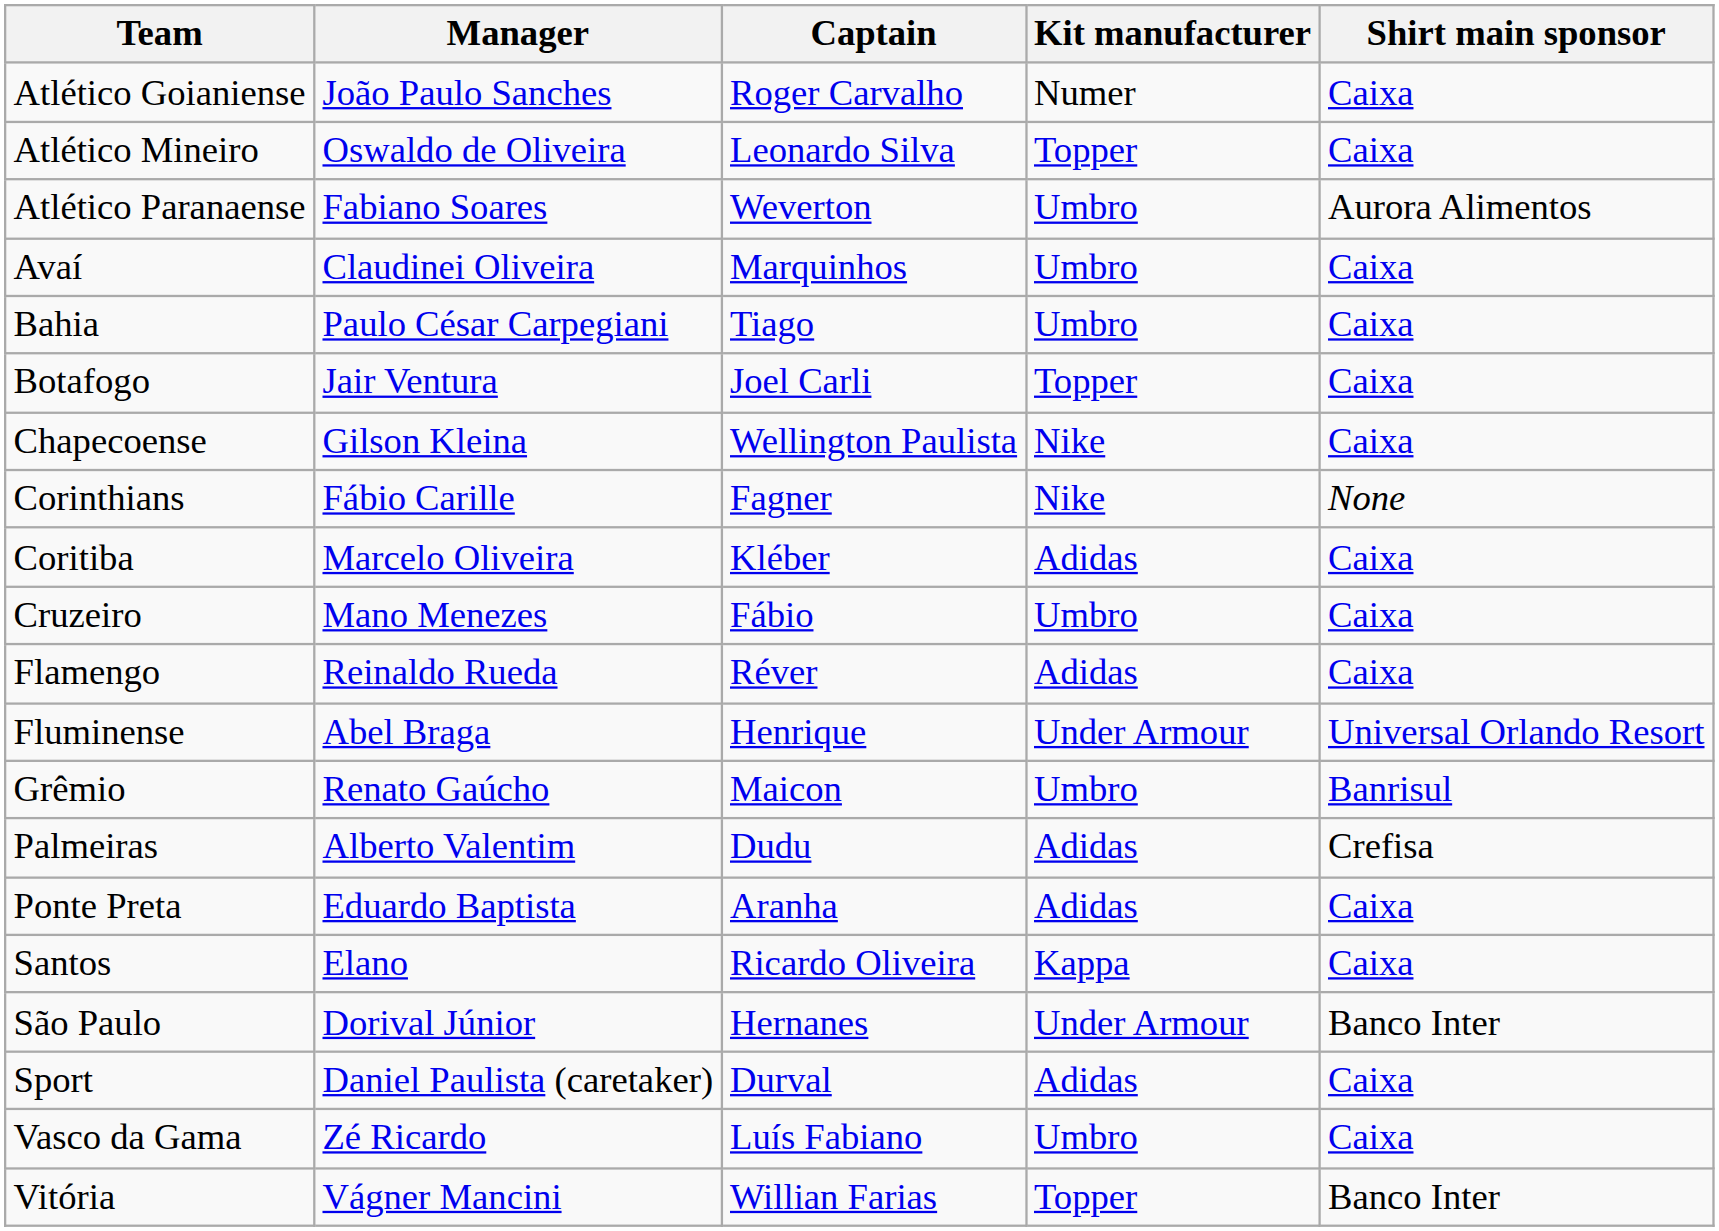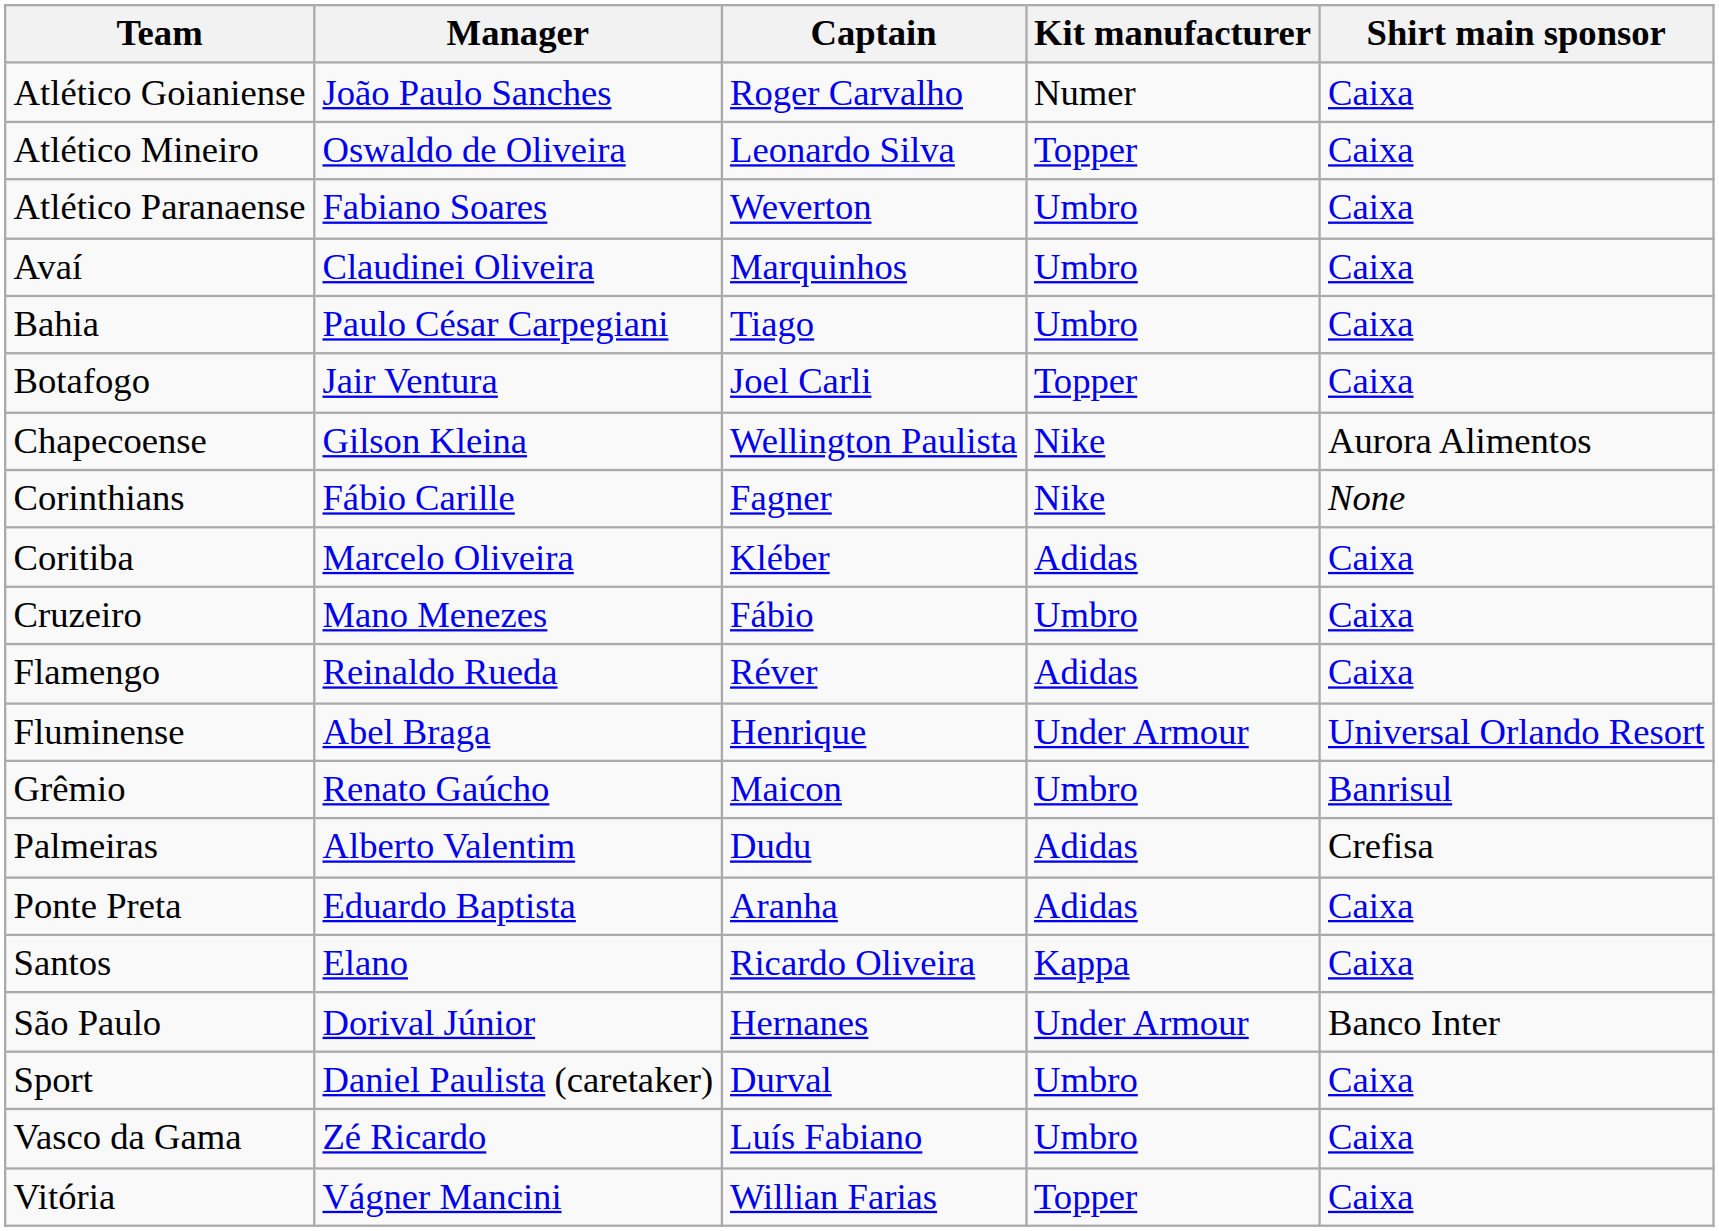(1460, 207) Aurora Alimentos -> (1371, 207) Caixa
(1371, 440) Caixa -> (1460, 440) Aurora Alimentos
(1086, 1079) Adidas -> (1086, 1079) Umbro
(1414, 1195) Banco Inter -> (1371, 1195) Caixa
